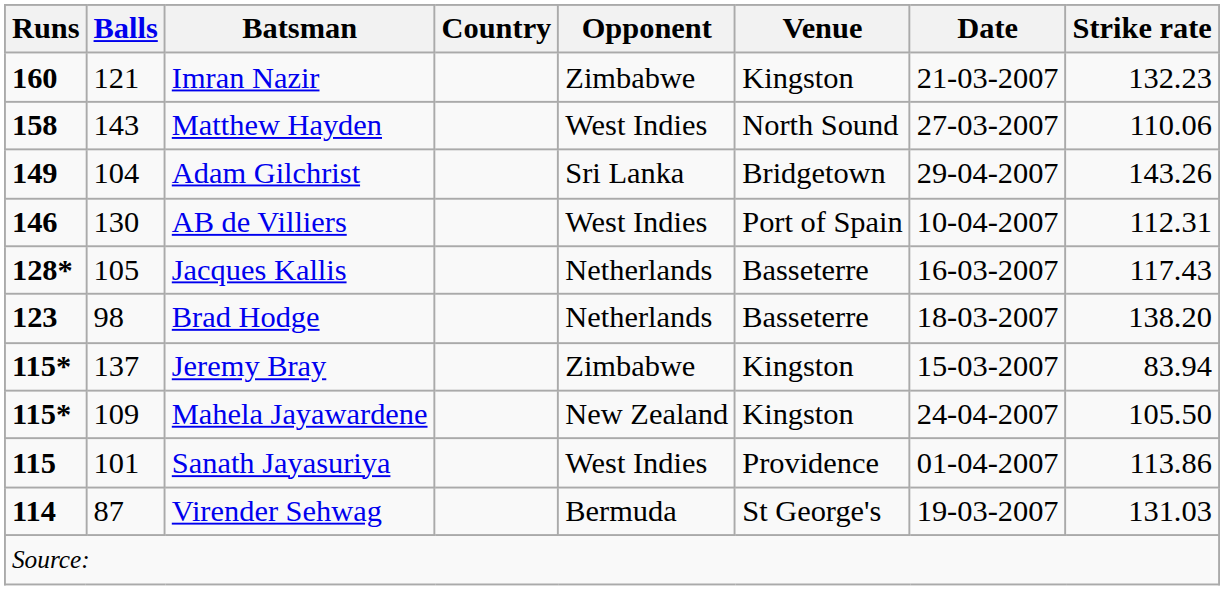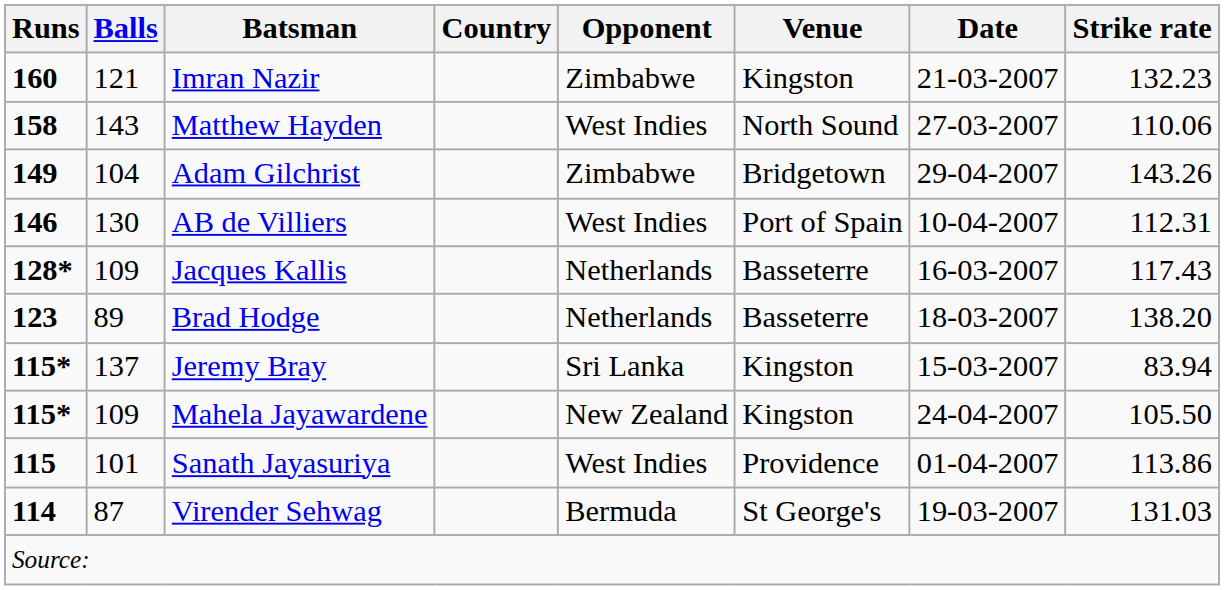(625, 173) Sri Lanka -> (630, 173) Zimbabwe
(116, 269) 105 -> (116, 269) 109
(109, 317) 98 -> (109, 317) 89
(630, 366) Zimbabwe -> (625, 366) Sri Lanka
